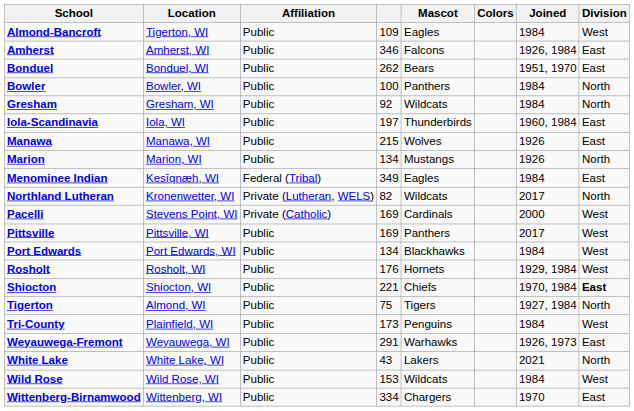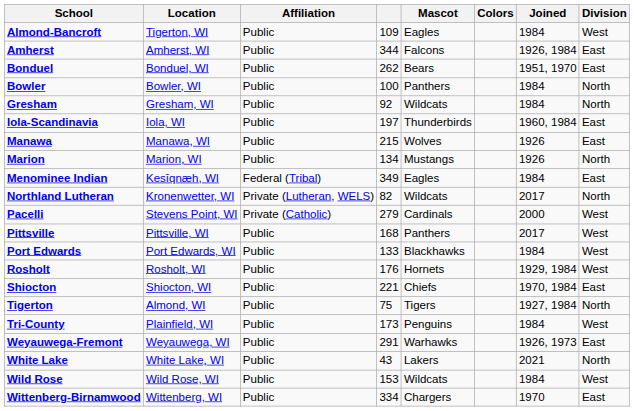(389, 50) 346 -> (389, 50) 344
(389, 214) 169 -> (389, 214) 279
(389, 232) 169 -> (389, 232) 168
(389, 251) 134 -> (389, 251) 133
(594, 287) bold -> (593, 287) normal
